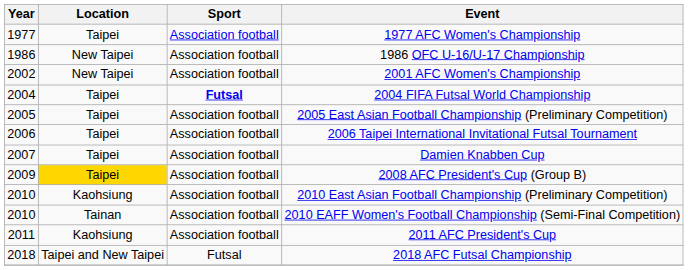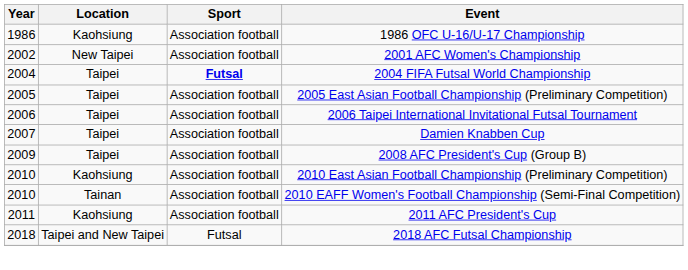- row: (482, 34)
(103, 54) New Taipei -> (103, 34) Kaohsiung
(103, 174) gold background -> (103, 154) no background
